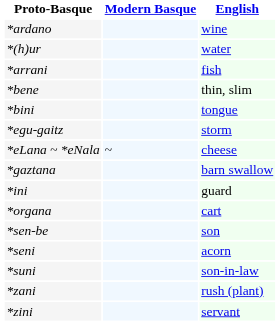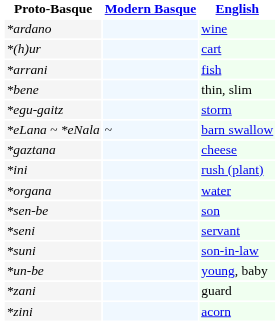(216, 49) water -> (211, 49) cart
- row: (20, 109)
(219, 150) cheese -> (237, 129) barn swallow
(237, 170) barn swallow -> (219, 150) cheese
(217, 190) guard -> (232, 170) rush (plant)
(211, 210) cart -> (216, 190) water
(216, 250) acorn -> (221, 230) servant
+ row: (25, 271)
(232, 291) rush (plant) -> (217, 291) guard
(221, 311) servant -> (216, 311) acorn
